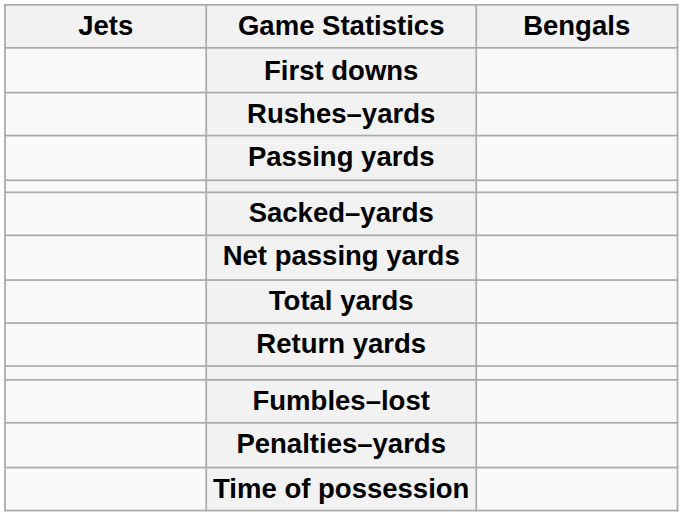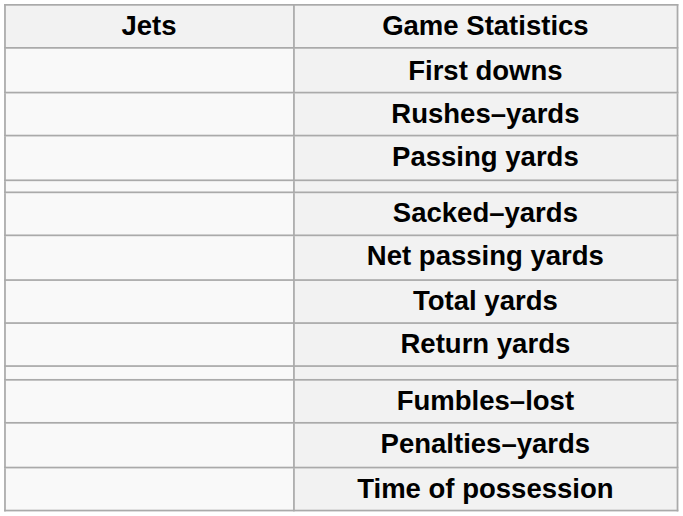- column: (577, 26)
